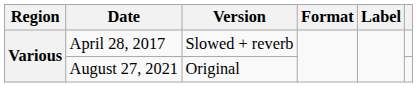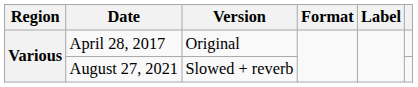(240, 43) Slowed + reverb -> (213, 43) Original
(213, 69) Original -> (240, 69) Slowed + reverb
